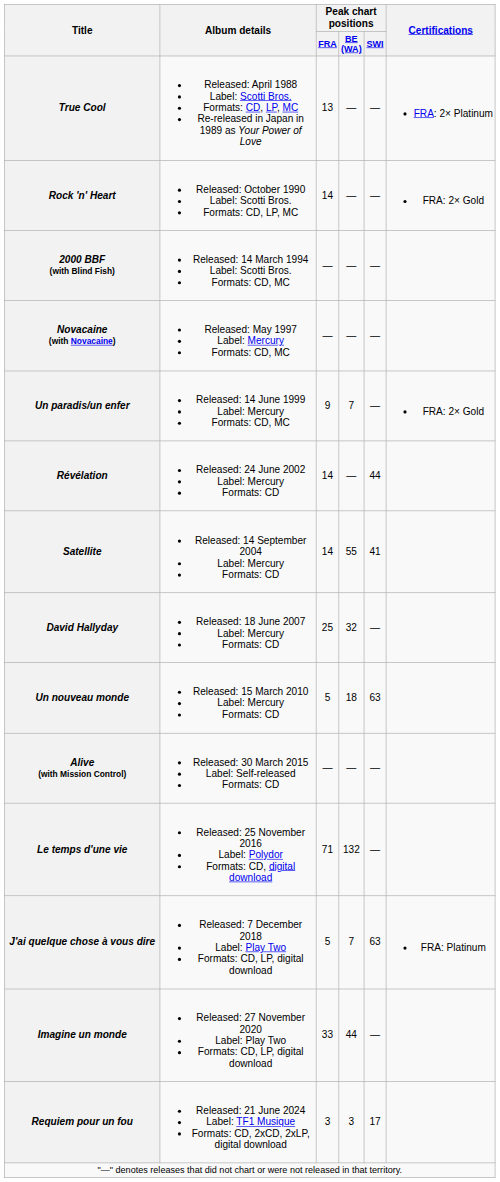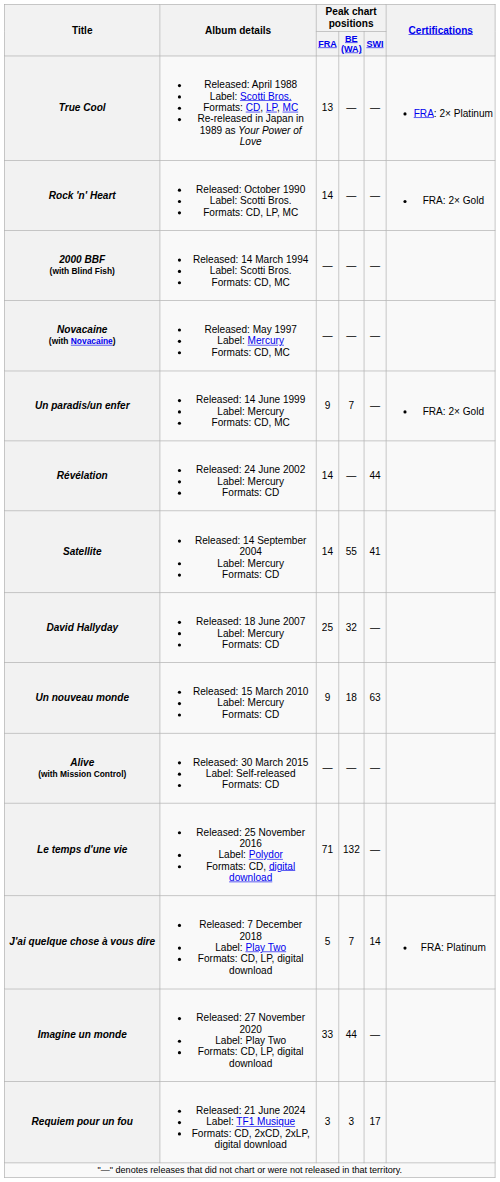(327, 698) 5 -> (327, 698) 9
(375, 942) 63 -> (375, 942) 14
